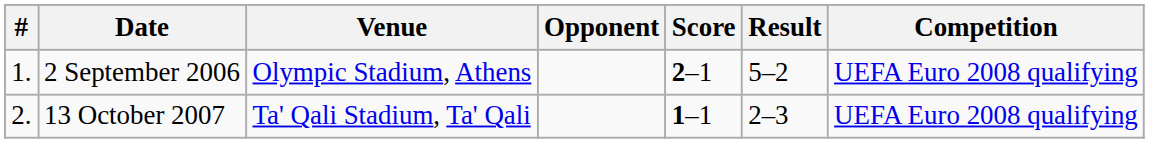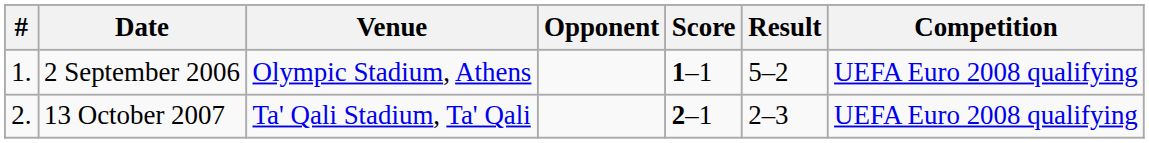(692, 71) 2–1 -> (692, 71) 1–1
(692, 115) 1–1 -> (692, 115) 2–1
